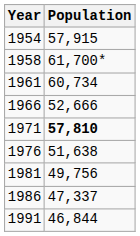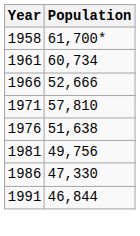- row: (25, 39)
(73, 129) bold -> (73, 107) normal
(73, 197) 47,337 -> (73, 175) 47,330
